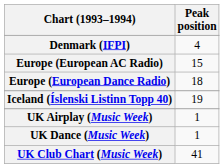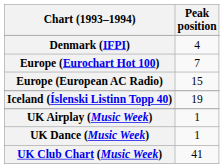+ row: (90, 63)
- row: (90, 81)
